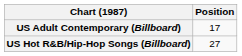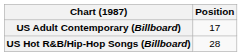(215, 43) 27 -> (215, 43) 28
